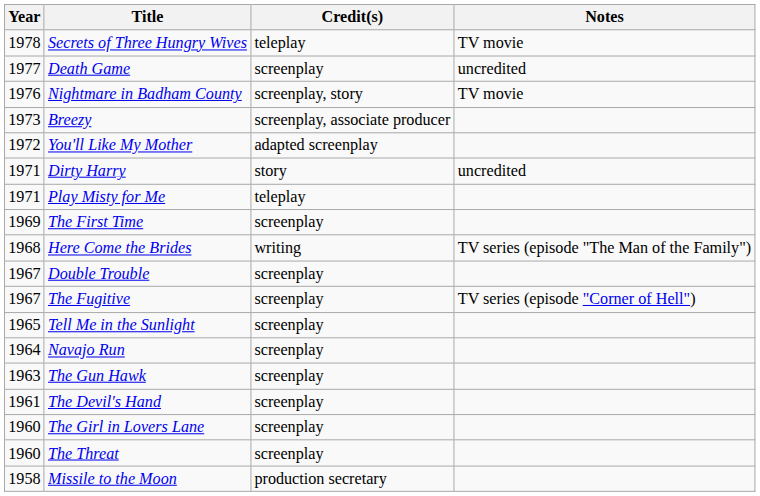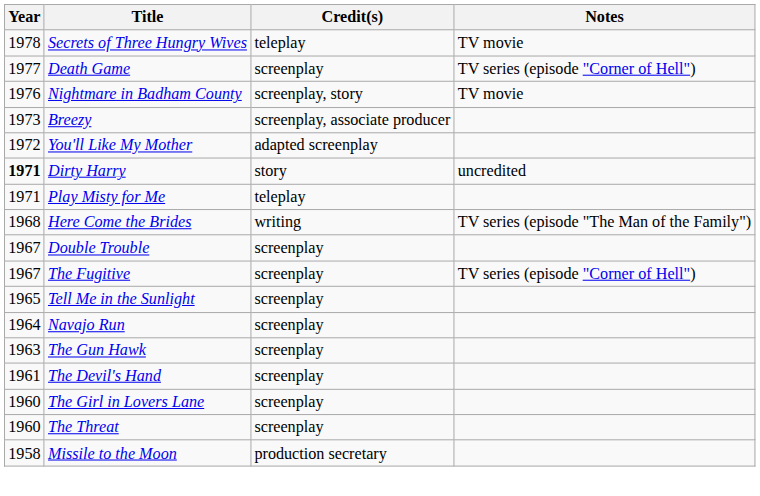(492, 68) uncredited -> (577, 68) TV series (episode "Corner of Hell")
(24, 171) normal -> (24, 171) bold
- row: (96, 222)
